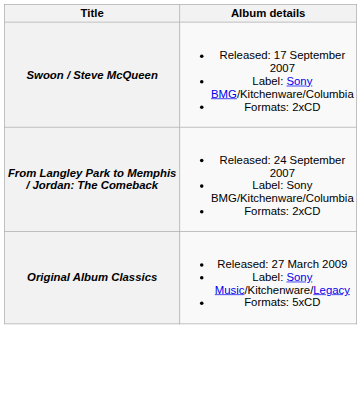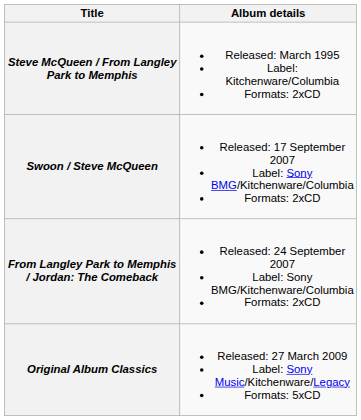+ row: (92, 68)
